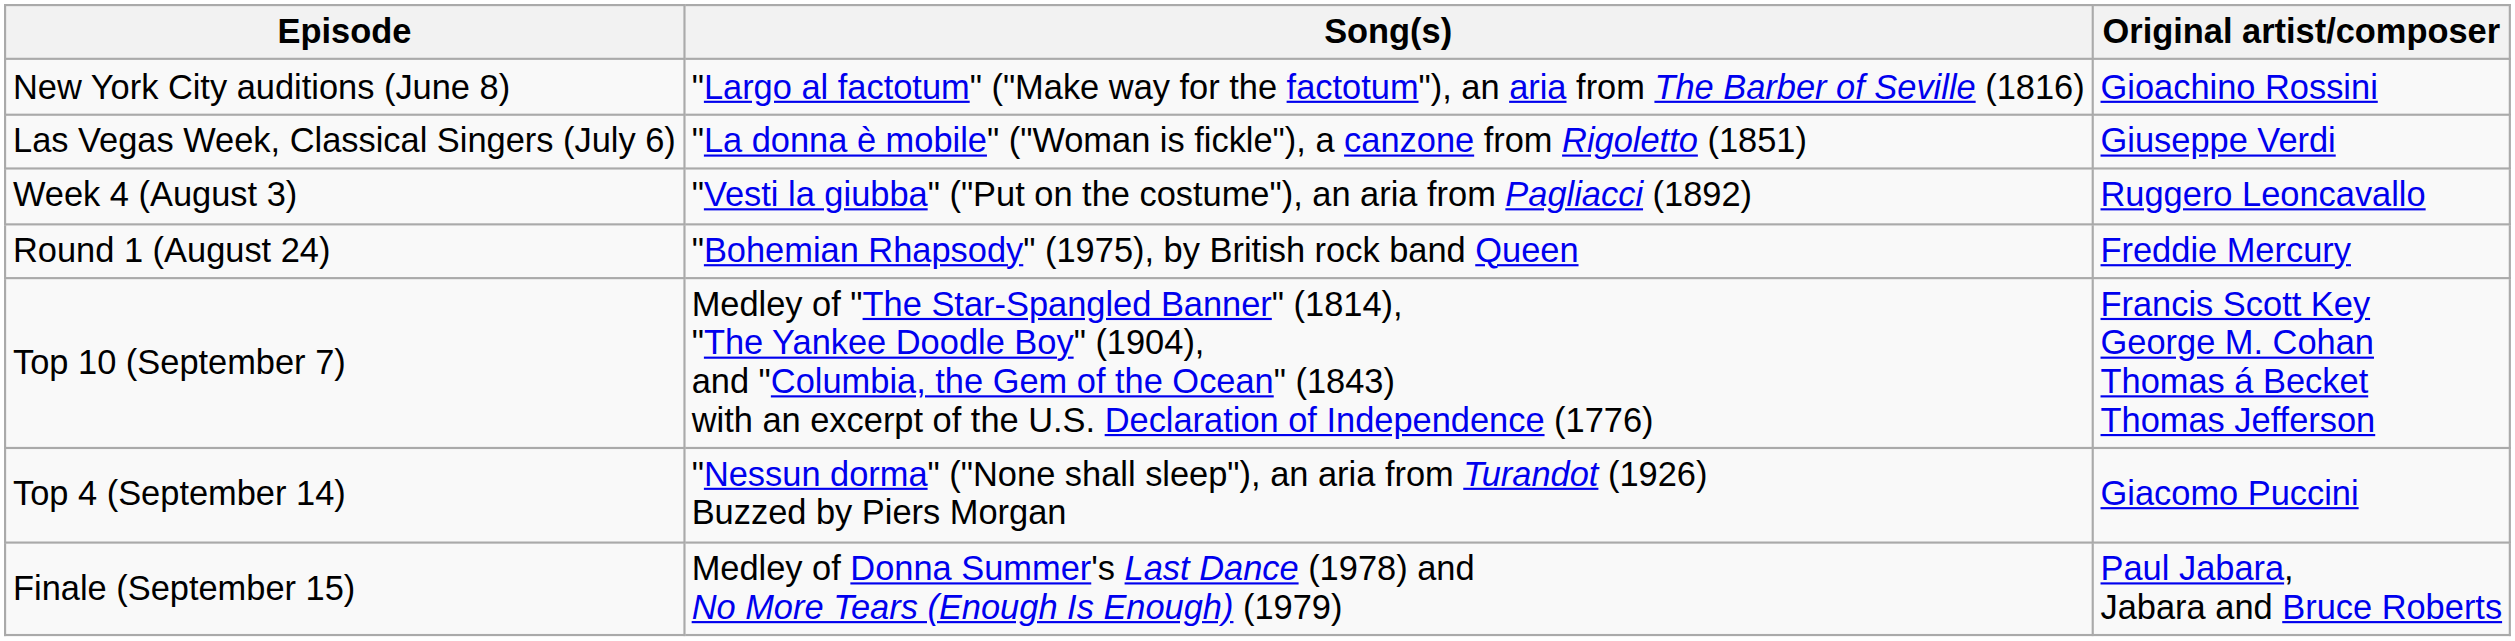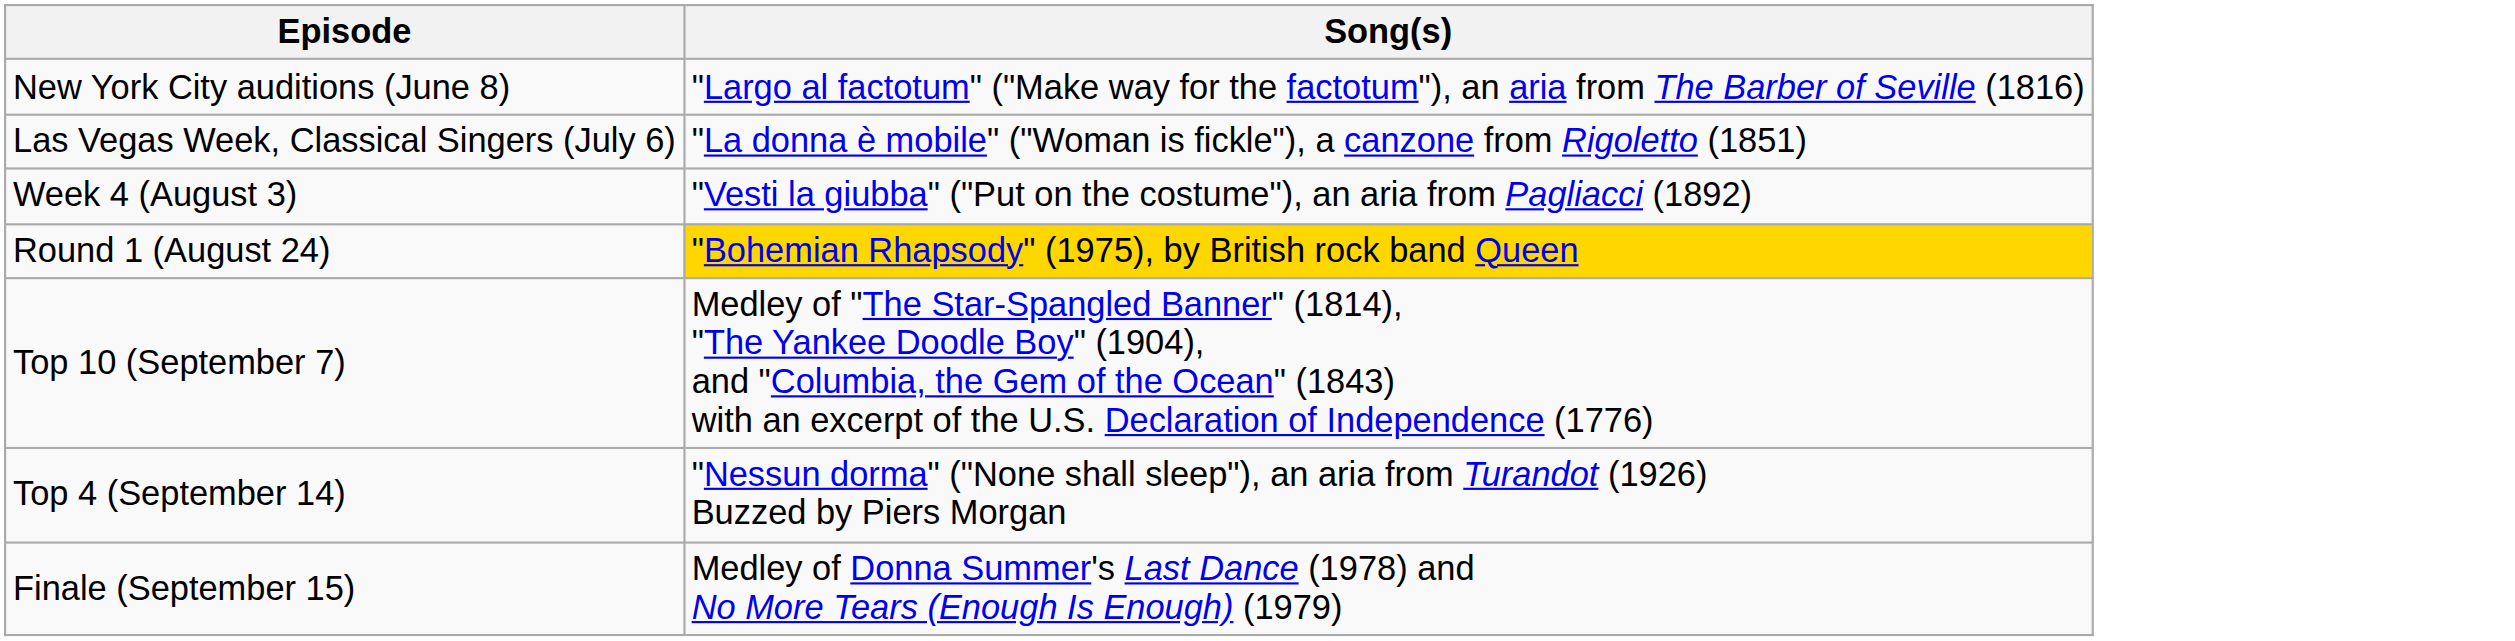- column: (2301, 31)
(1135, 250) no background -> (1135, 250) gold background
